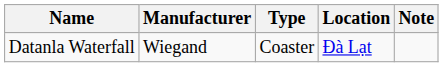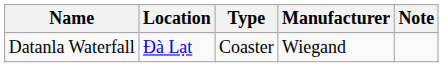columns swapped: (356, 18) <-> (197, 18)
